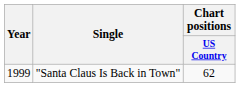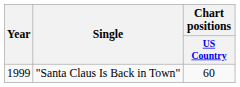(209, 73) 62 -> (209, 73) 60
